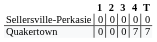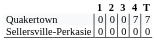rows swapped: (49, 19) <-> (32, 32)
